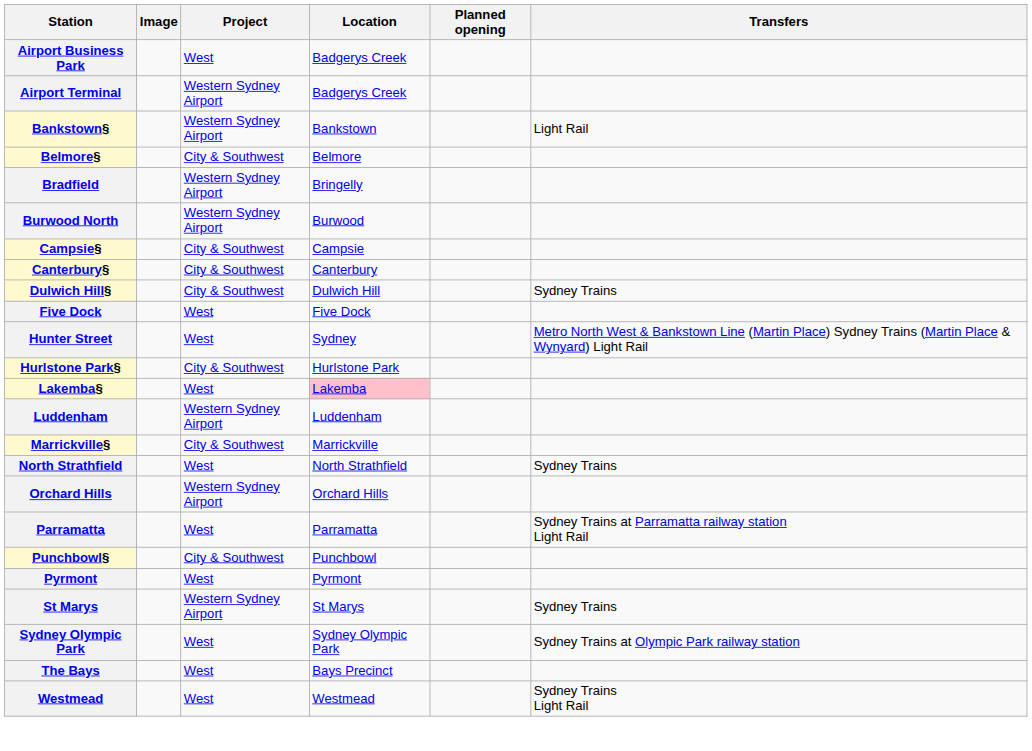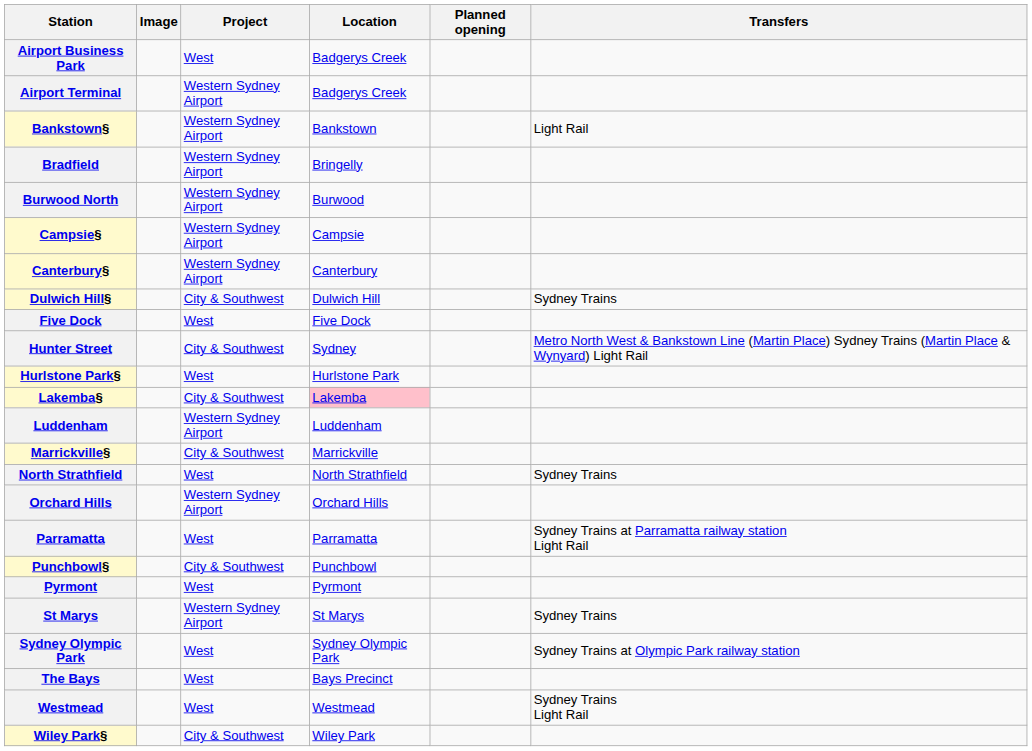- row: (71, 157)
(234, 249) City & Southwest -> (232, 235) Western Sydney Airport
(234, 269) City & Southwest -> (232, 271) Western Sydney Airport
(199, 339) West -> (234, 348) City & Southwest
(234, 367) City & Southwest -> (199, 376) West
(199, 388) West -> (234, 397) City & Southwest
+ row: (71, 735)
